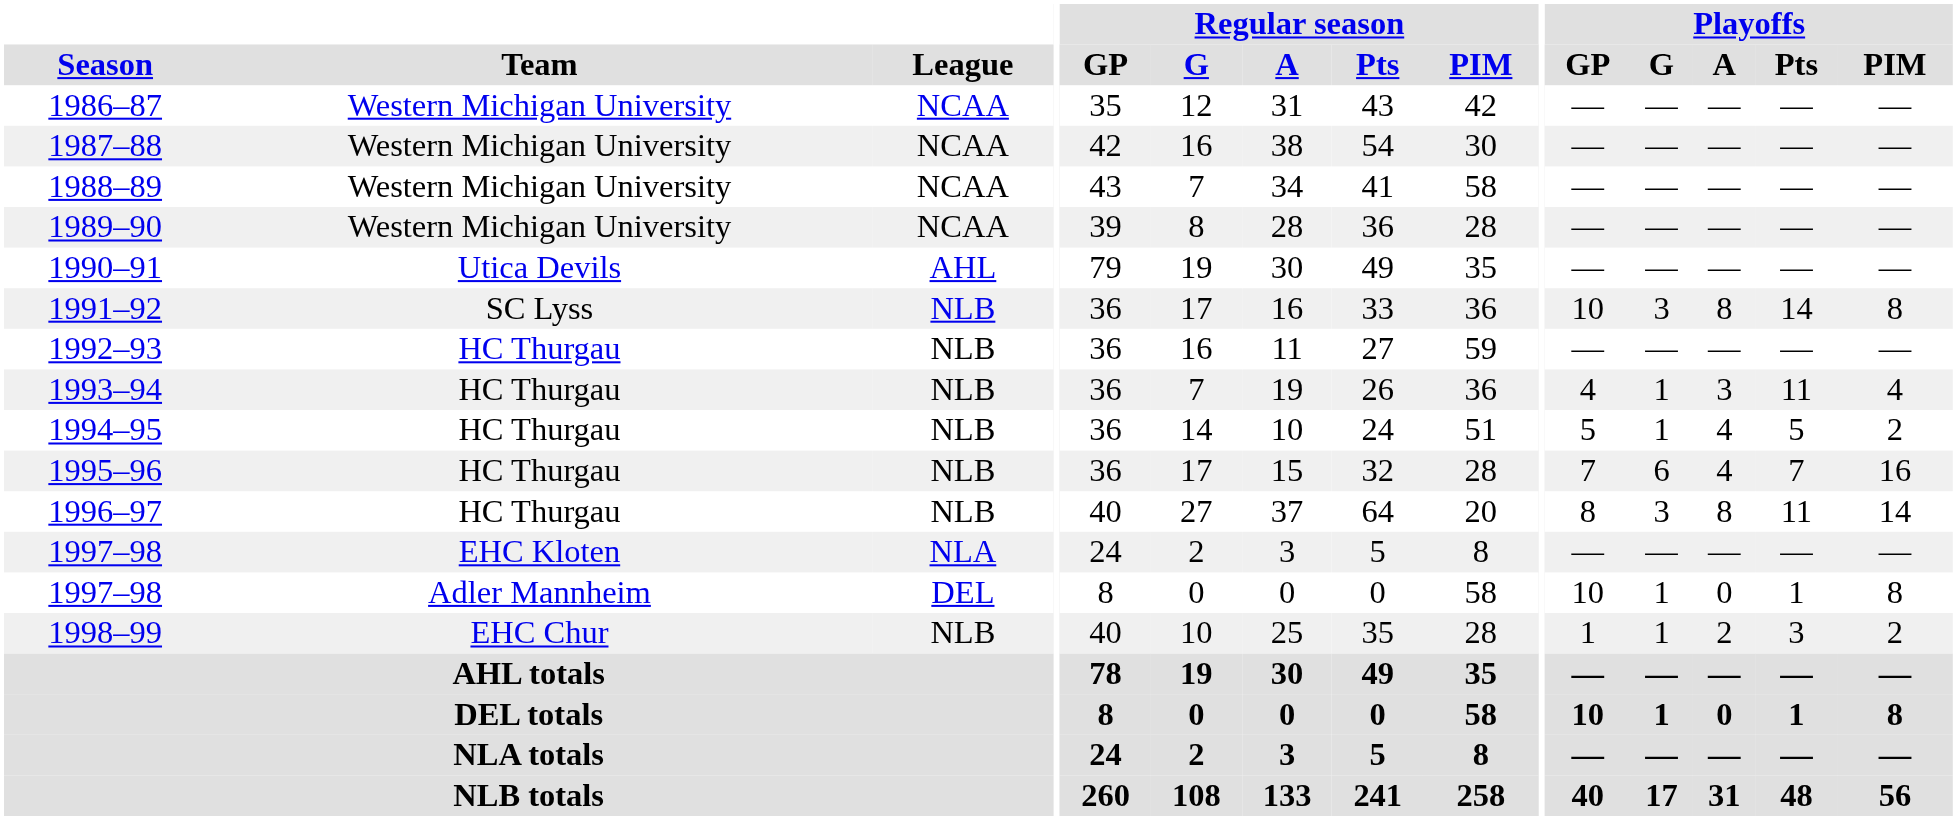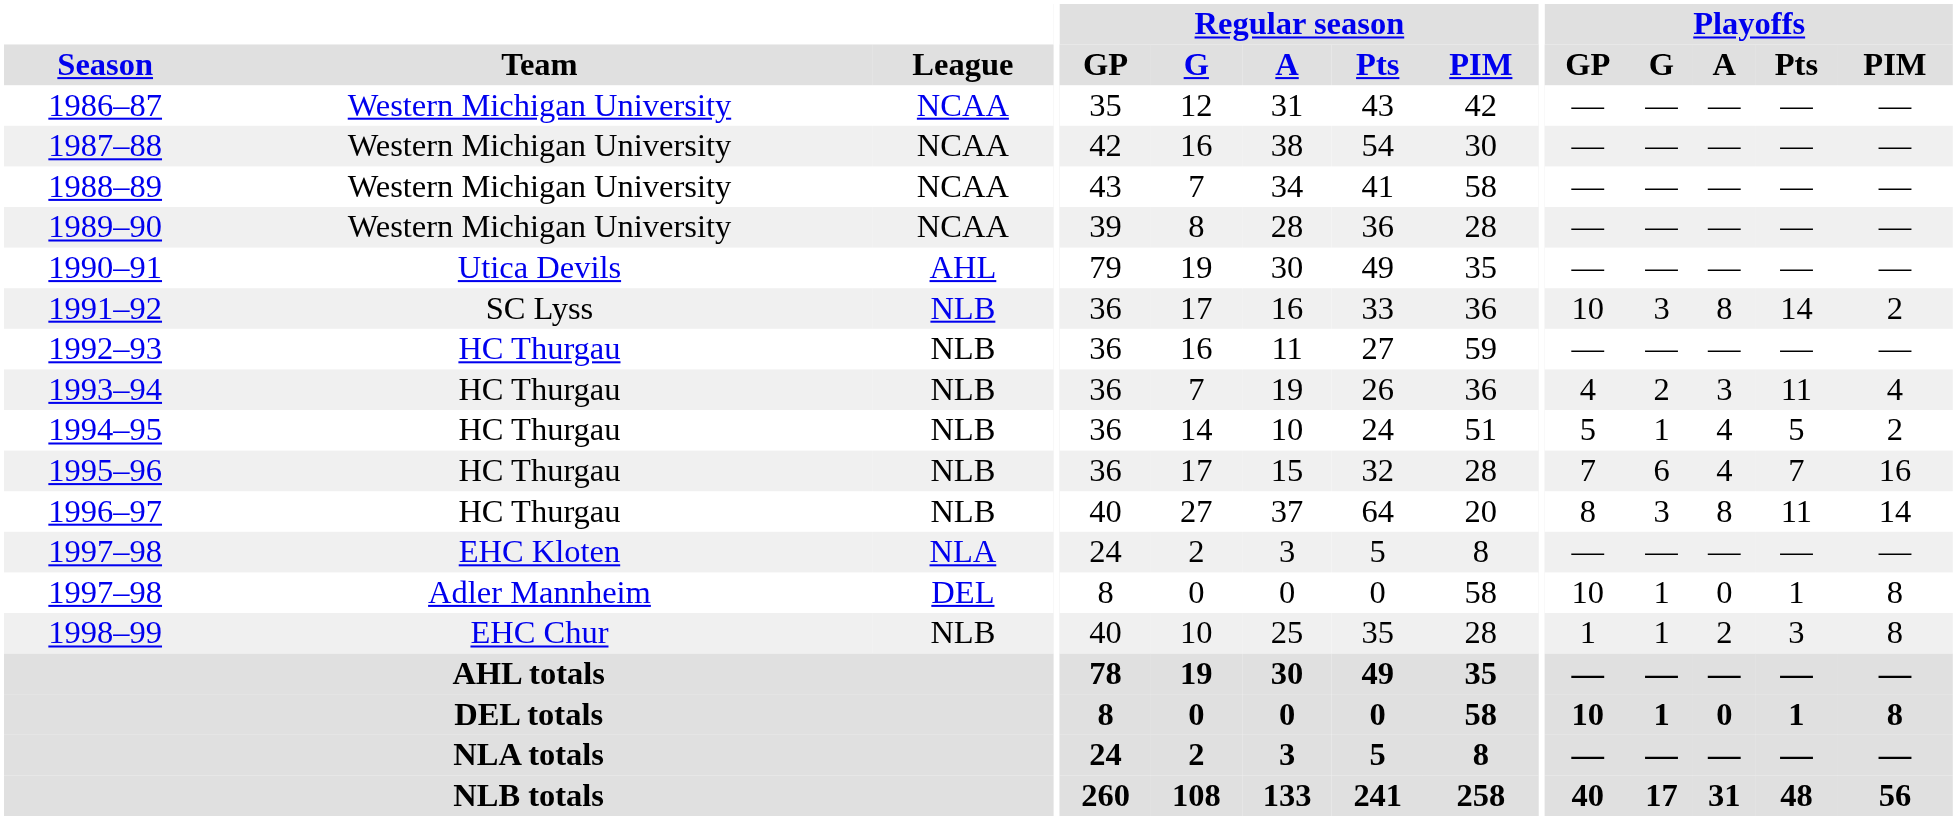(1895, 307) 8 -> (1895, 307) 2
(1661, 389) 1 -> (1661, 389) 2
(1895, 632) 2 -> (1895, 632) 8
